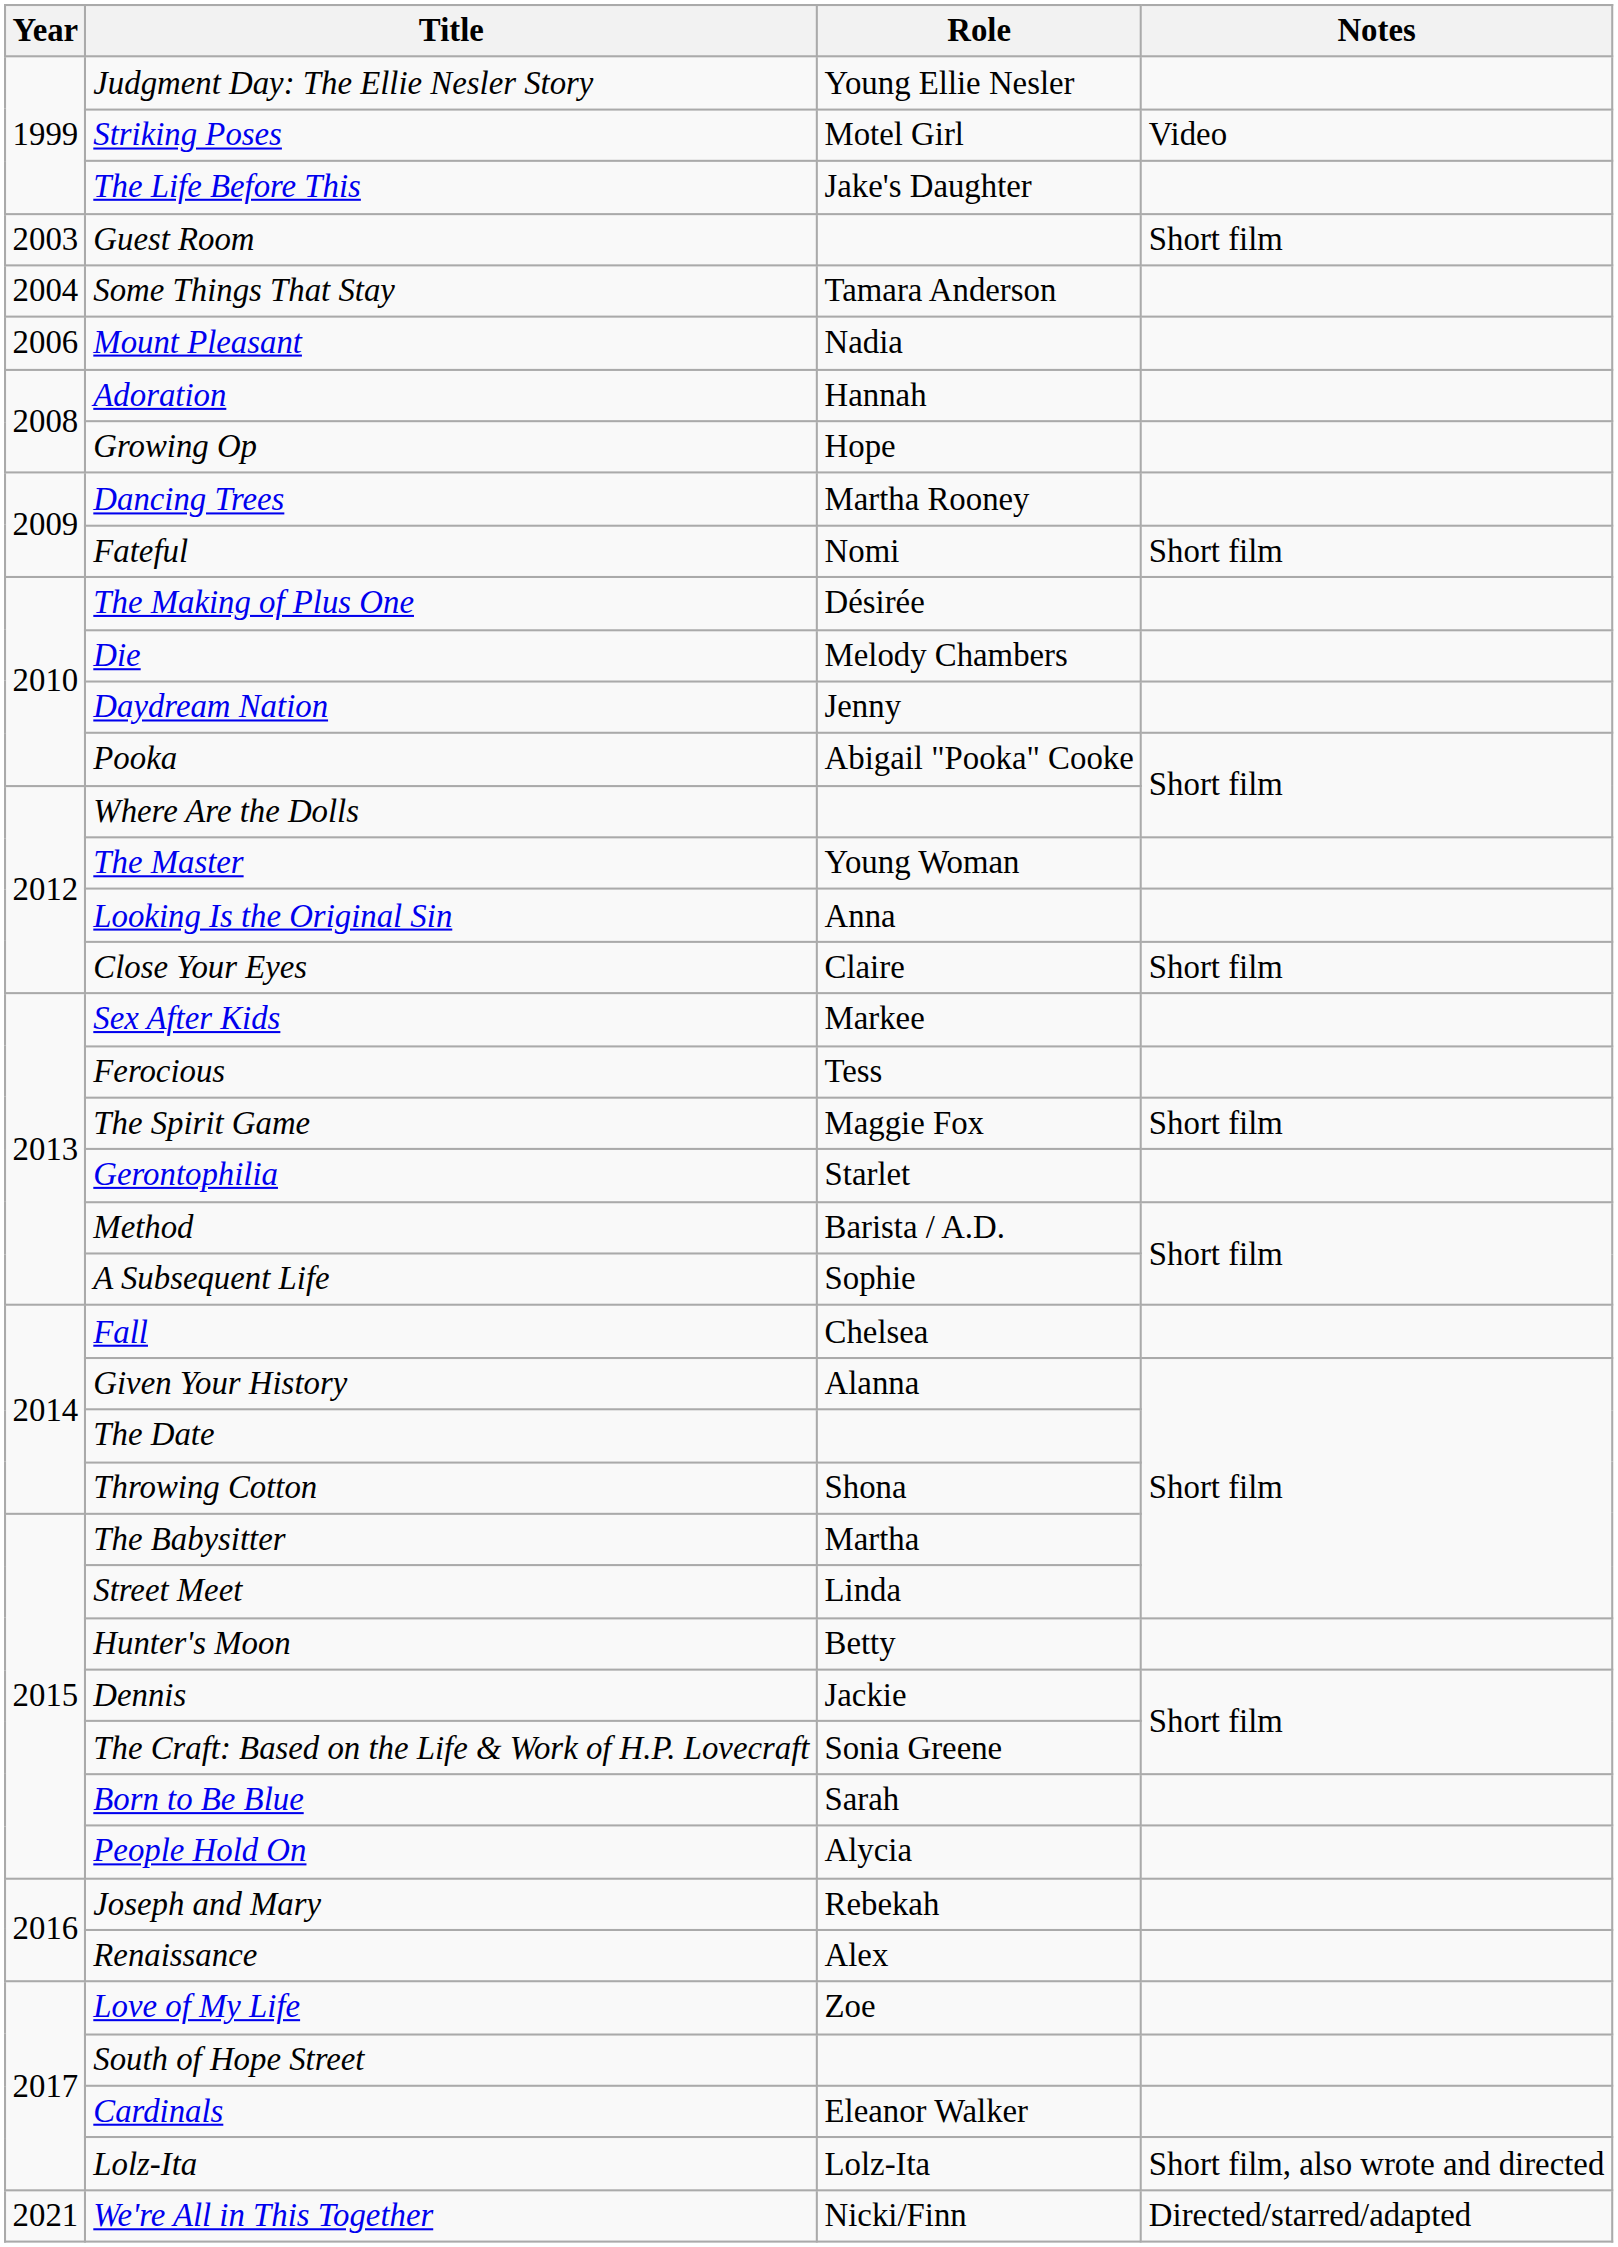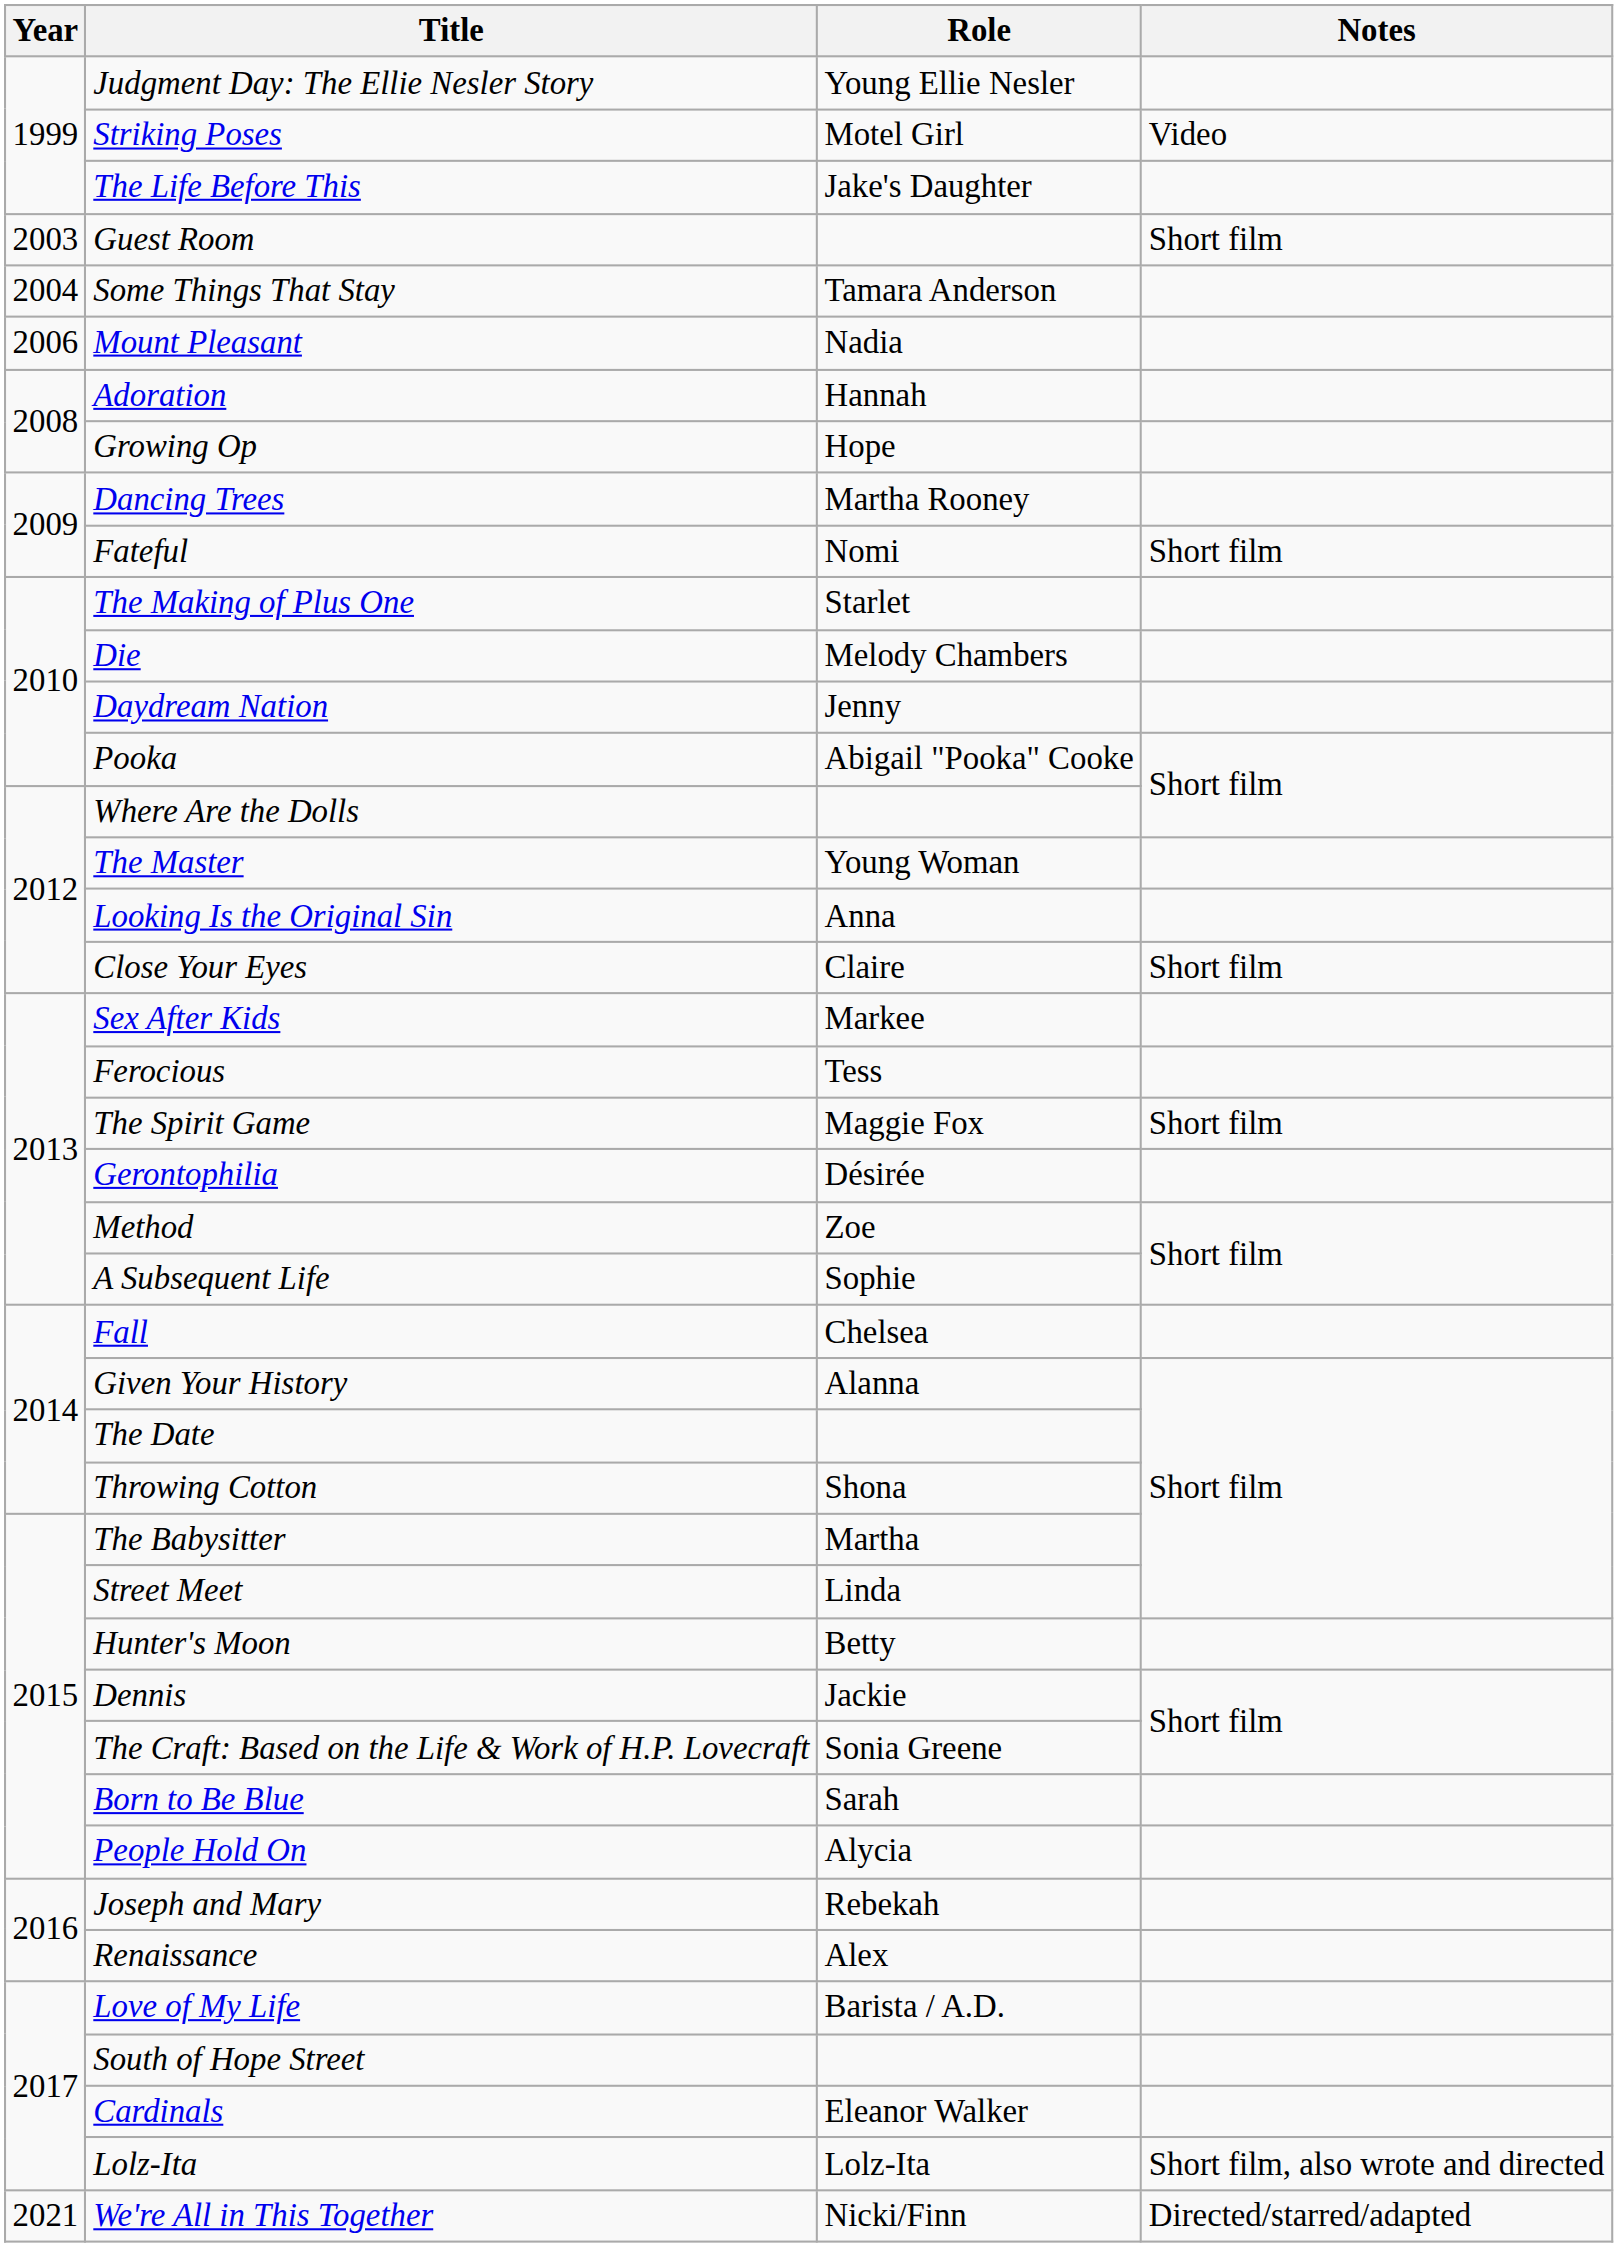(875, 602) Désirée -> (867, 602) Starlet
(867, 1174) Starlet -> (875, 1174) Désirée
(915, 1226) Barista / A.D. -> (850, 1226) Zoe
(850, 2007) Zoe -> (915, 2007) Barista / A.D.
